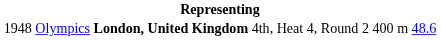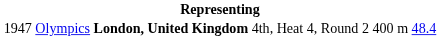(18, 28) 1948 -> (18, 28) 1947
(424, 28) 48.6 -> (424, 28) 48.4
